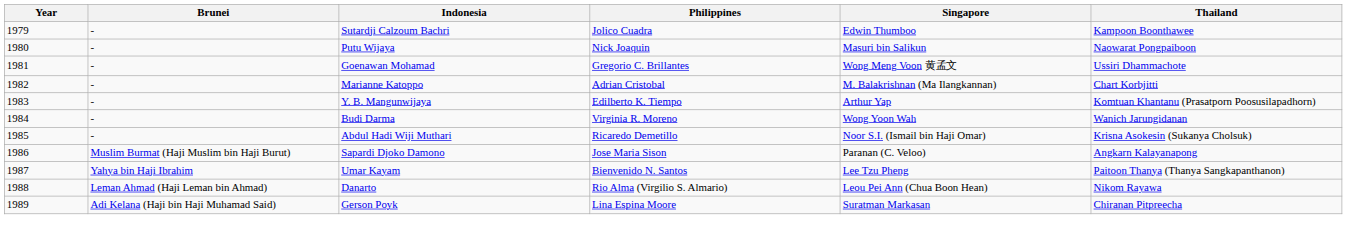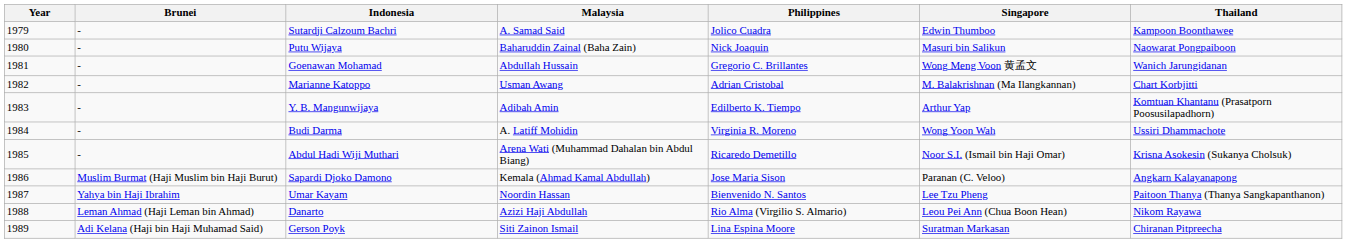+ column: (603, 13)
(1140, 65) Ussiri Dhammachote -> (1180, 65) Wanich Jarungidanan
(1140, 118) Wanich Jarungidanan -> (1179, 130) Ussiri Dhammachote
